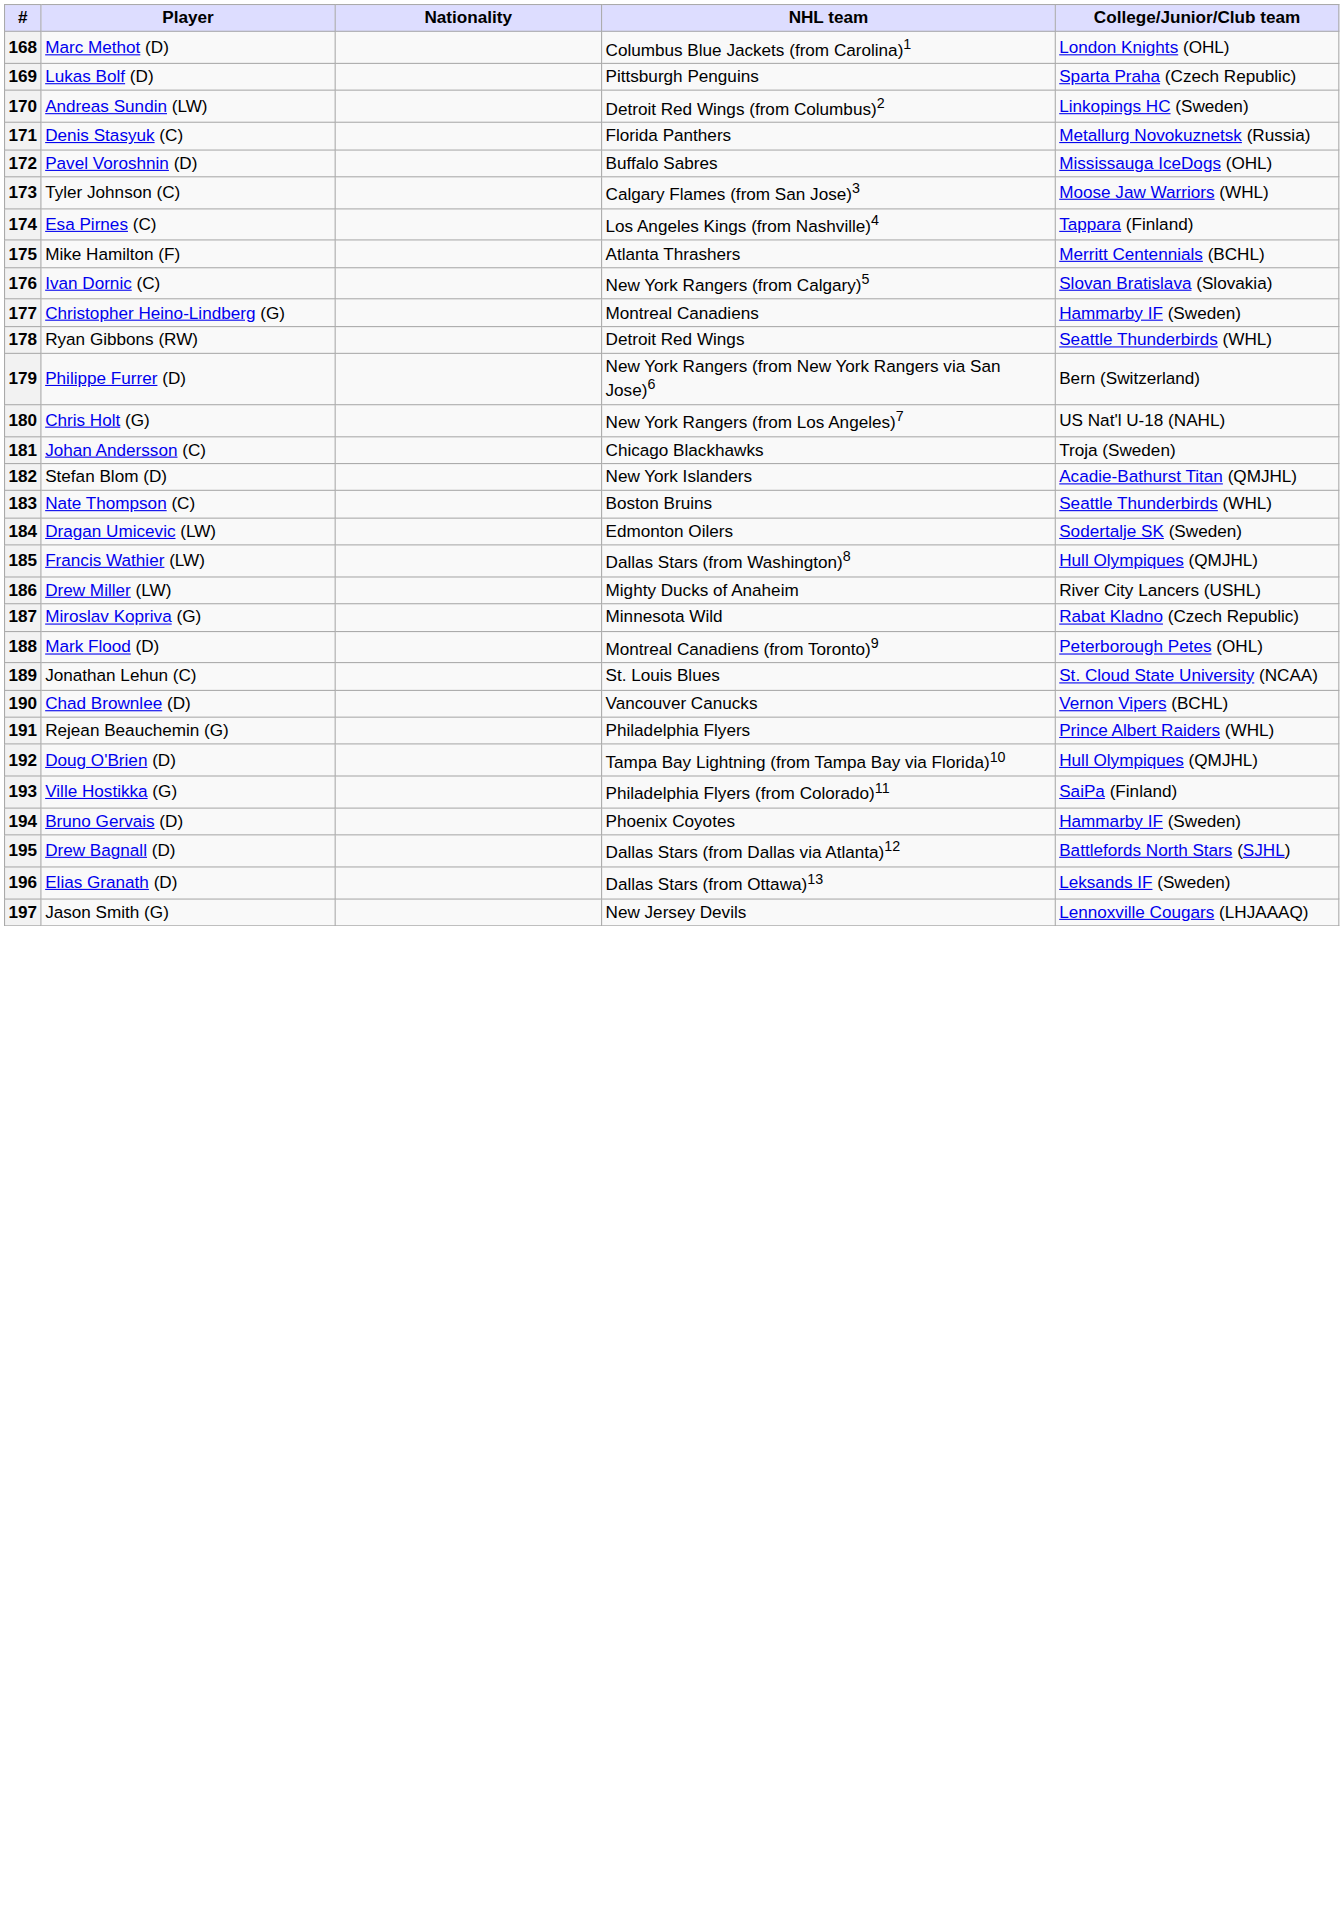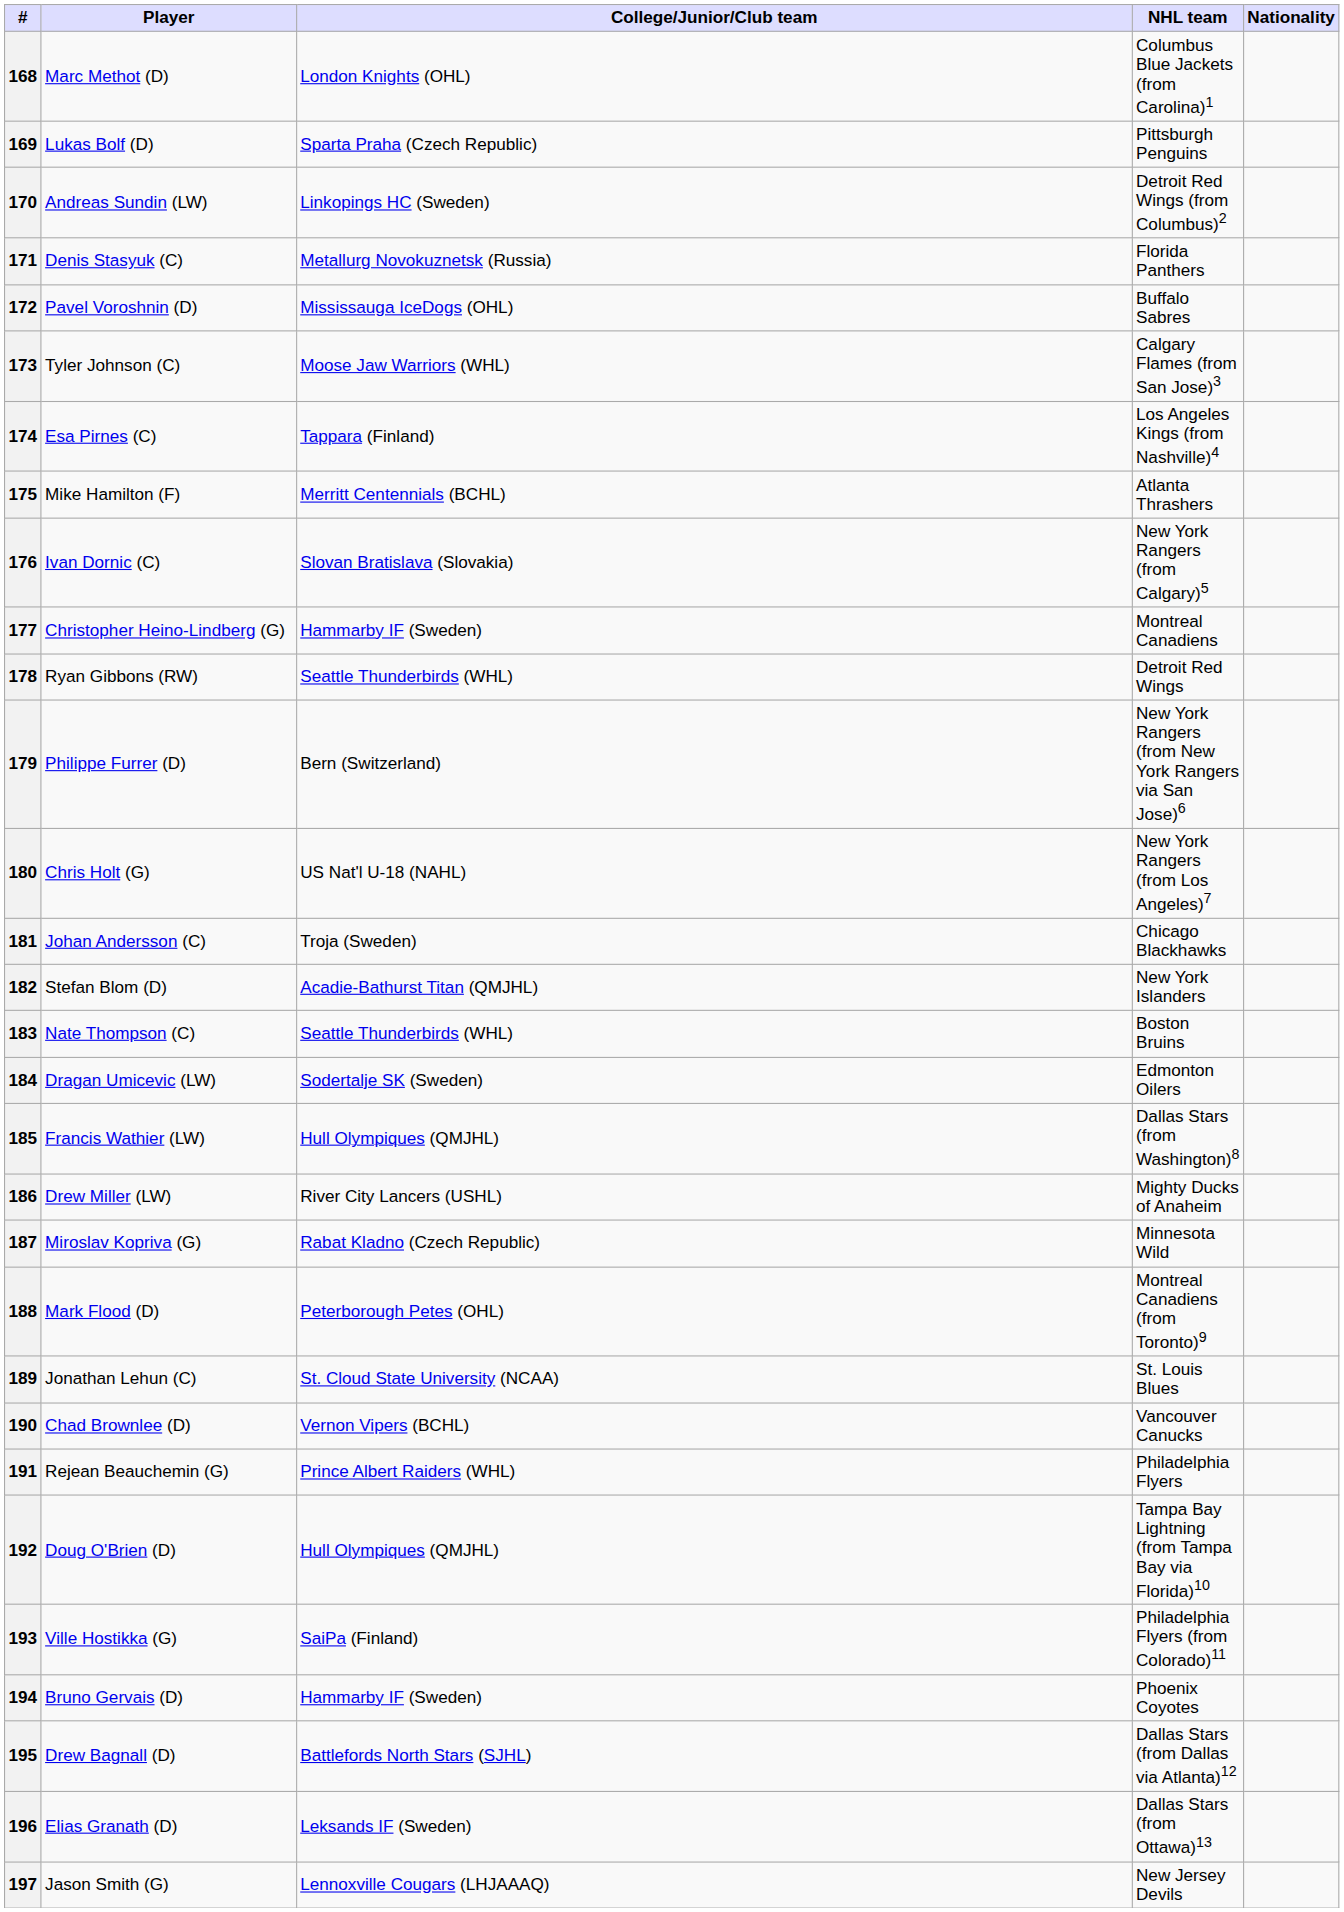columns swapped: (468, 18) <-> (1197, 18)
